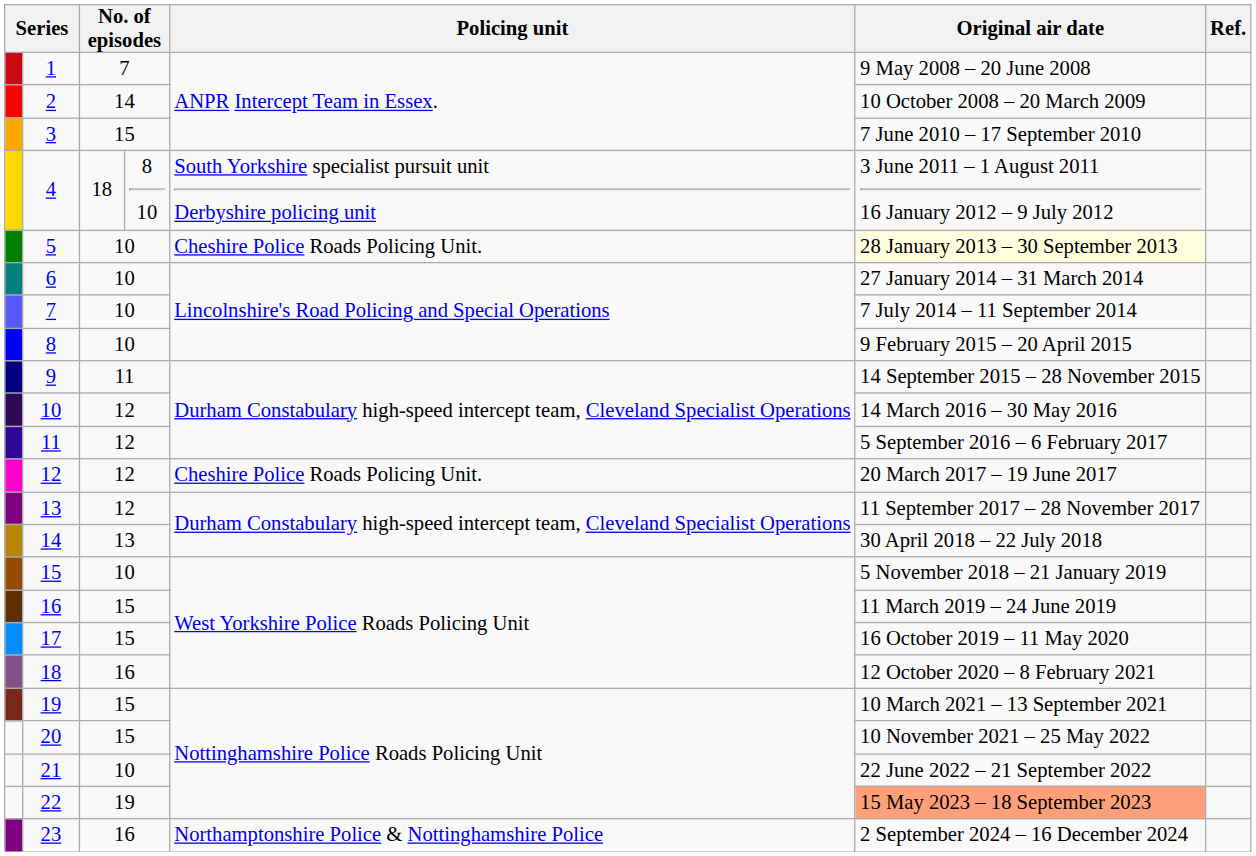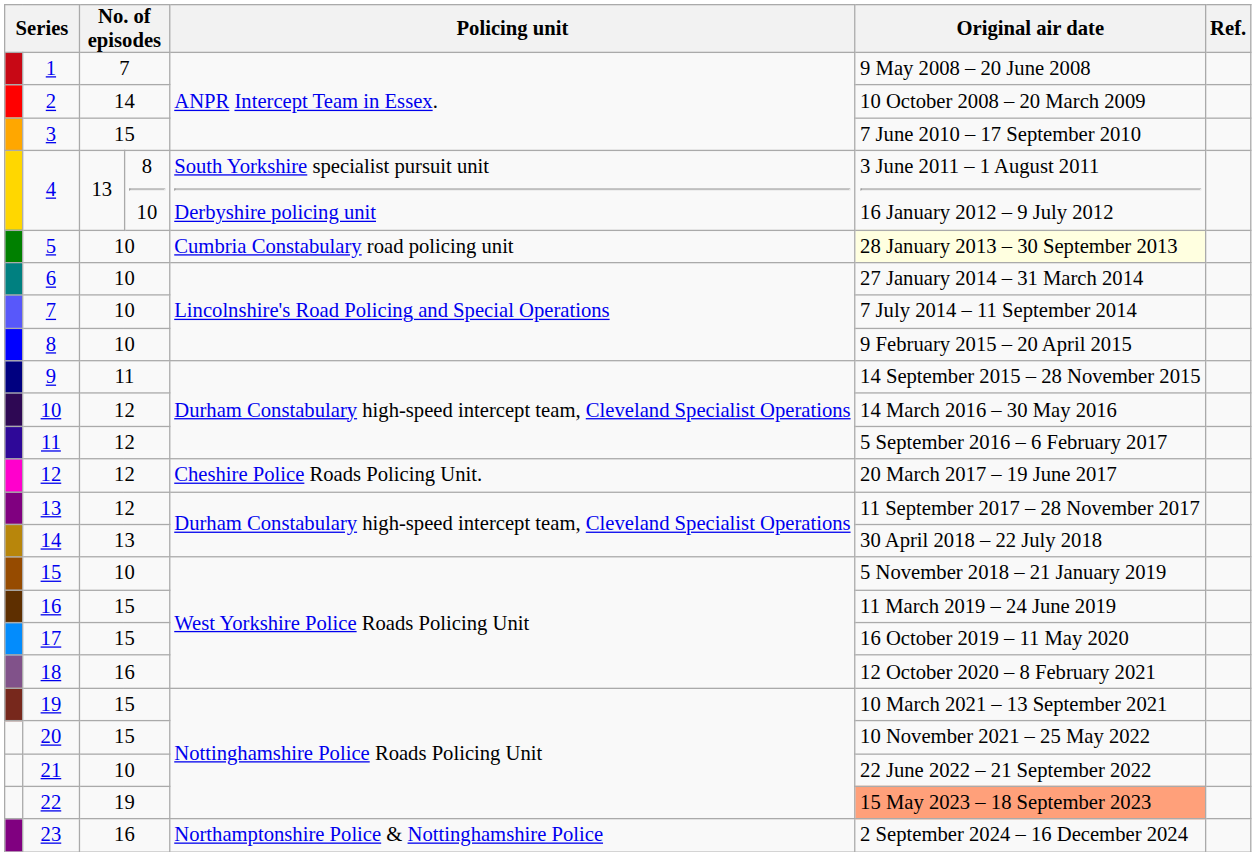(102, 190) 18 -> (102, 190) 13
(328, 245) Cheshire Police Roads Policing Unit. -> (344, 245) Cumbria Constabulary road policing unit
